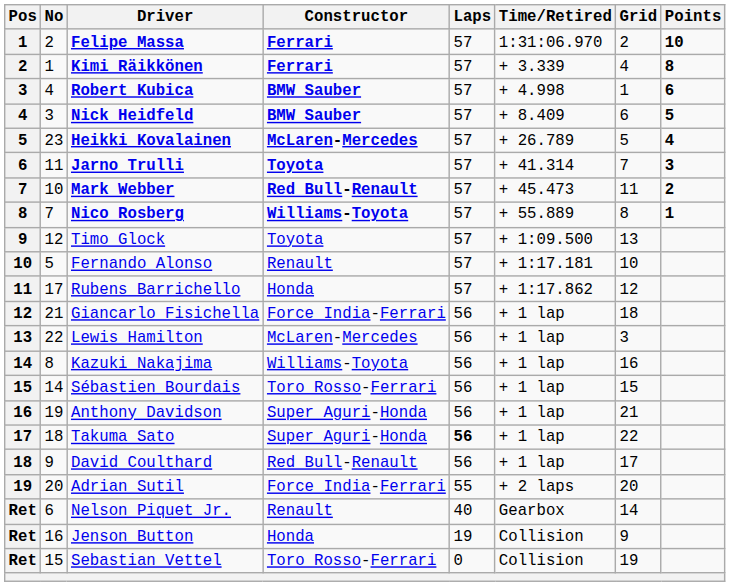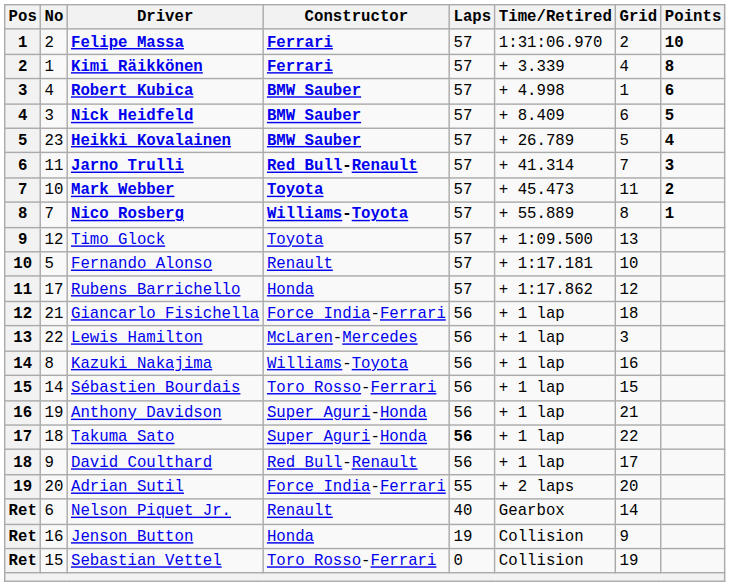(342, 141) McLaren-Mercedes -> (314, 141) BMW Sauber
(295, 165) Toyota -> (342, 165) Red Bull-Renault
(342, 190) Red Bull-Renault -> (295, 190) Toyota
